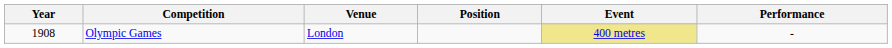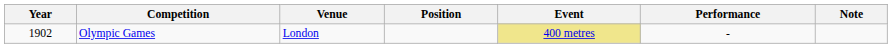+ column: (852, 14)
(44, 33) 1908 -> (40, 33) 1902
